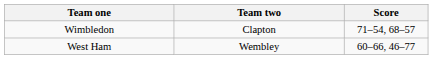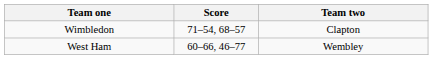columns swapped: (386, 12) <-> (259, 12)
